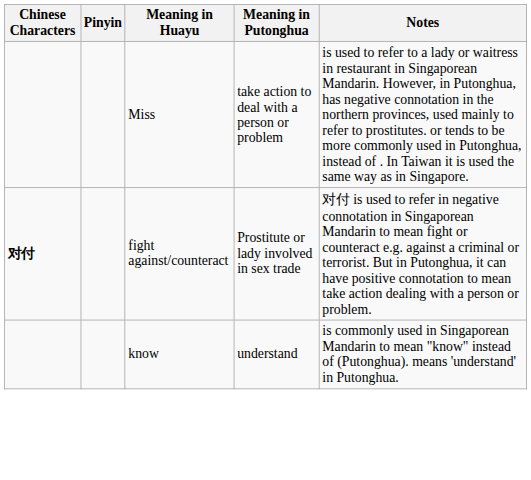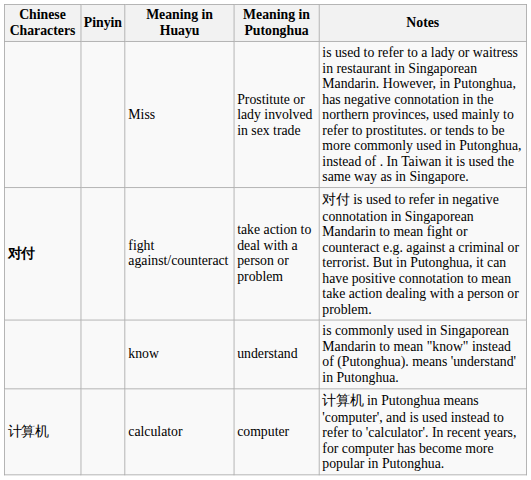(274, 114) take action to deal with a person or problem -> (275, 114) Prostitute or lady involved in sex trade
(275, 253) Prostitute or lady involved in sex trade -> (274, 253) take action to deal with a person or problem
+ row: (155, 431)
